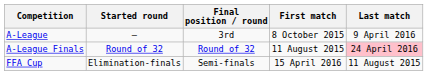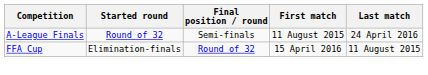- row: (27, 35)
(226, 49) Round of 32 -> (226, 35) Semi-finals
(384, 49) pink background -> (384, 35) no background
(226, 63) Semi-finals -> (226, 49) Round of 32
